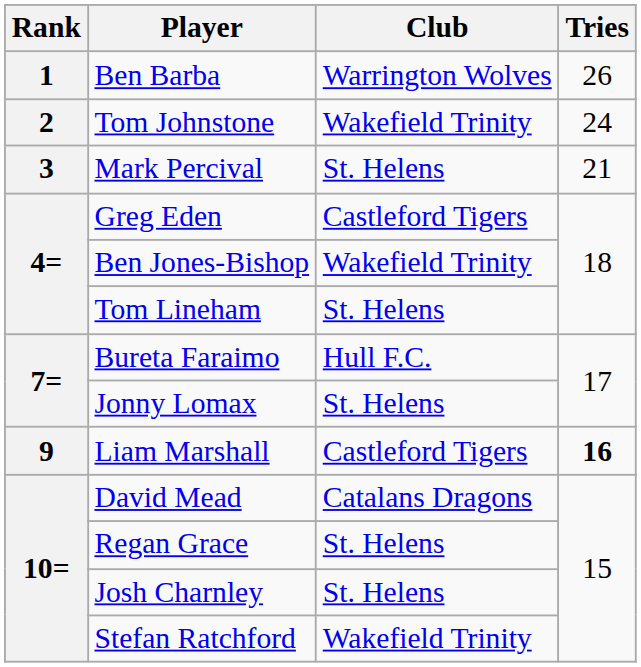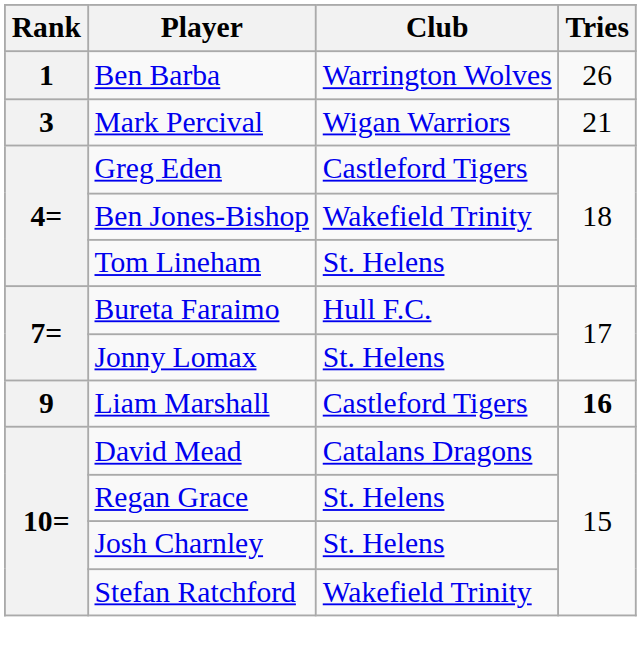- row: (184, 121)
(384, 168) St. Helens -> (416, 121) Wigan Warriors
